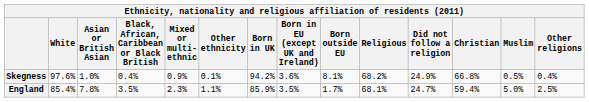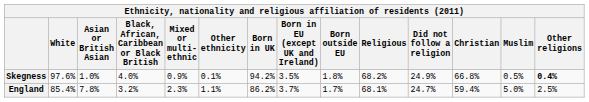(128, 77) 0.4% -> (128, 77) 4.0%
(289, 77) 3.6% -> (289, 77) 3.5%
(333, 77) 8.1% -> (333, 77) 1.8%
(547, 77) normal -> (547, 77) bold
(128, 90) 3.5% -> (128, 90) 3.2%
(262, 90) 85.9% -> (262, 90) 86.2%
(289, 90) 3.5% -> (289, 90) 3.7%
